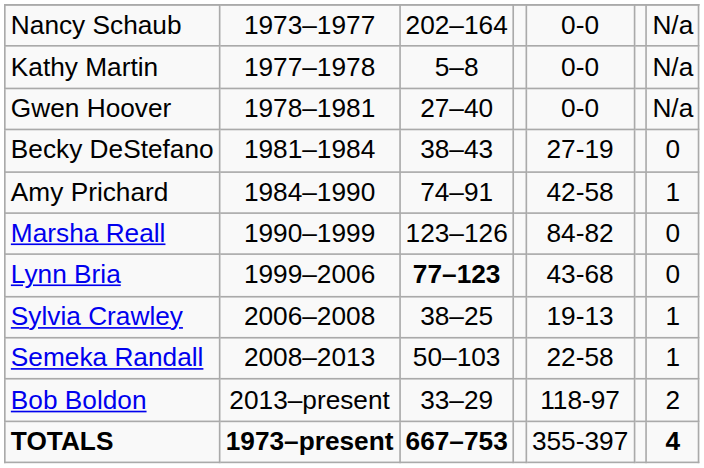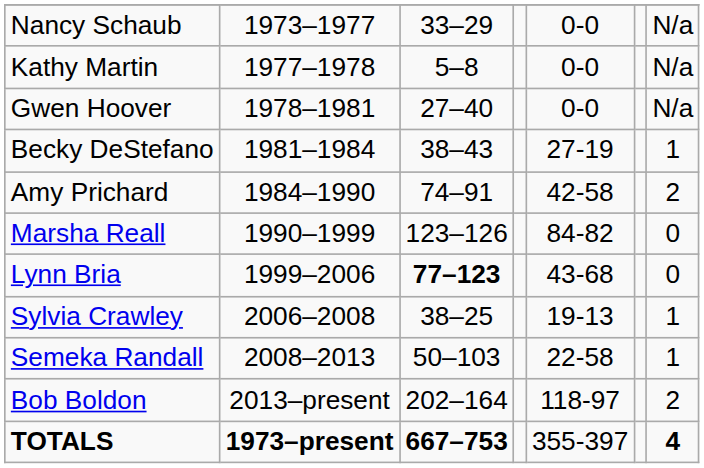(457, 25) 202–164 -> (457, 25) 33–29
(673, 150) 0 -> (673, 150) 1
(673, 191) 1 -> (673, 191) 2
(457, 399) 33–29 -> (457, 399) 202–164
